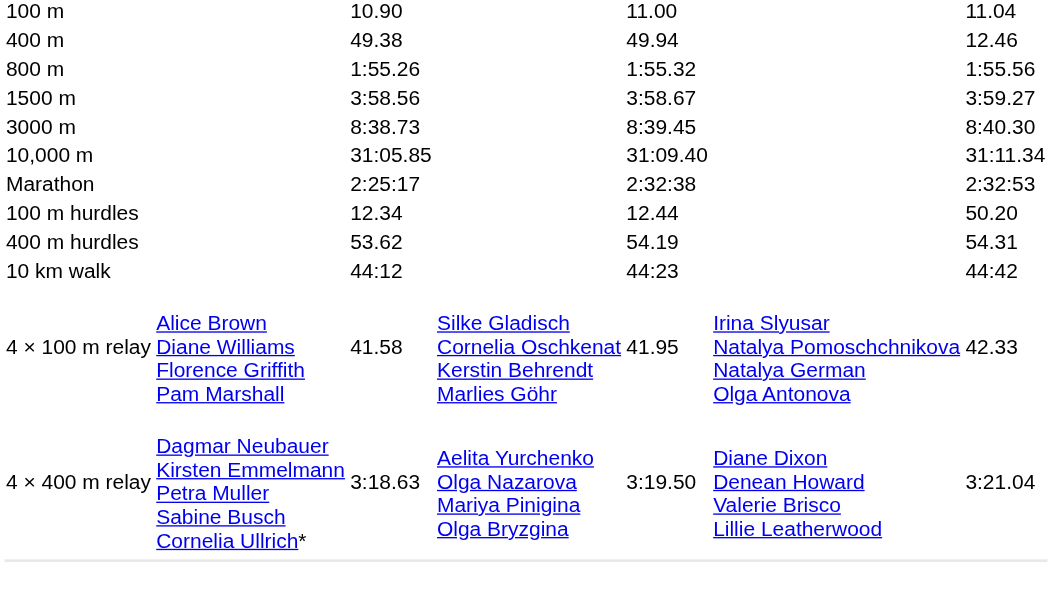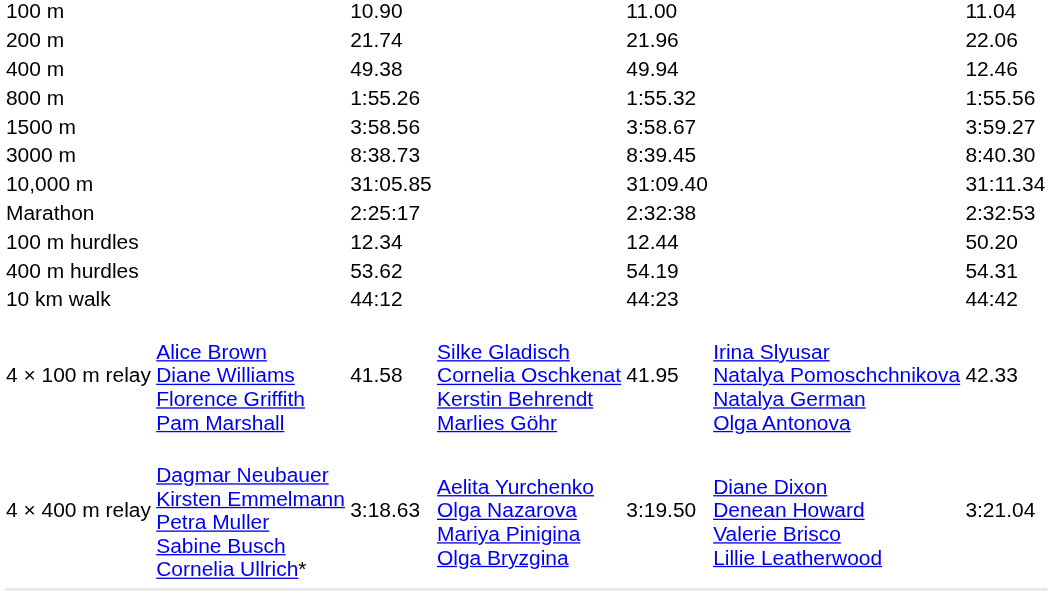+ row: (35, 40)
